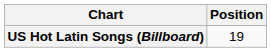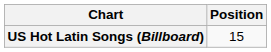(237, 36) 19 -> (237, 36) 15
